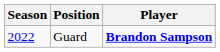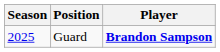(21, 36) 2022 -> (21, 36) 2025
